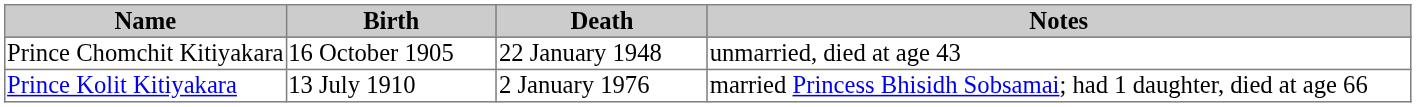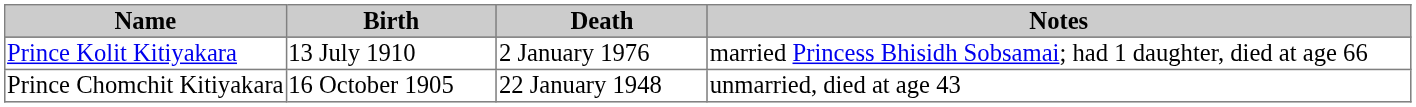rows swapped: (145, 53) <-> (122, 85)
